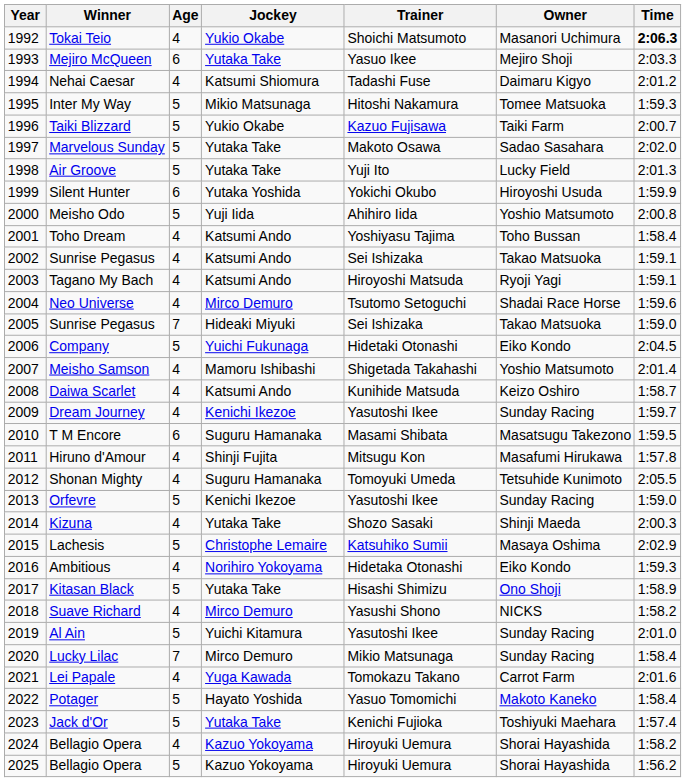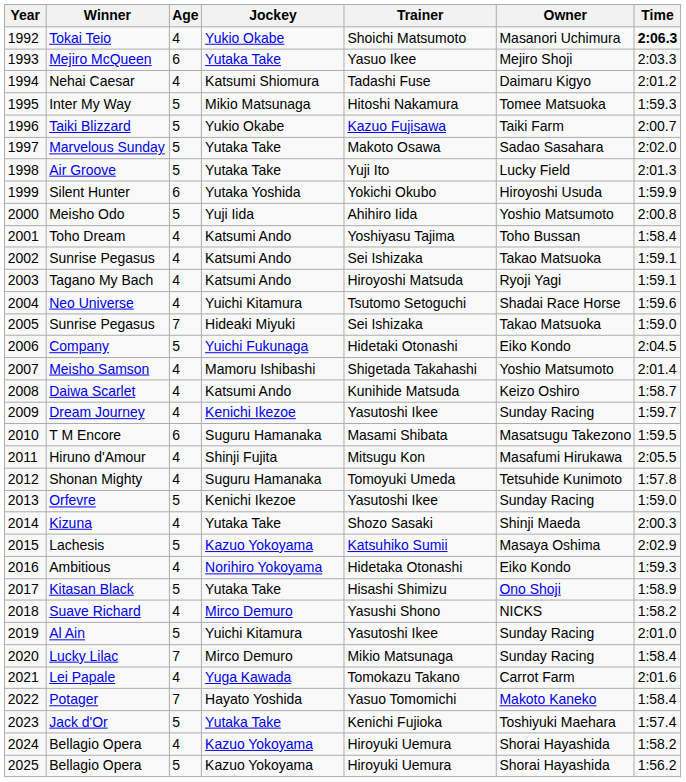(249, 303) Mirco Demuro -> (254, 303) Yuichi Kitamura
(657, 457) 1:57.8 -> (657, 457) 2:05.5
(657, 479) 2:05.5 -> (657, 479) 1:57.8
(266, 546) Christophe Lemaire -> (259, 546) Kazuo Yokoyama
(176, 700) 5 -> (176, 700) 7
